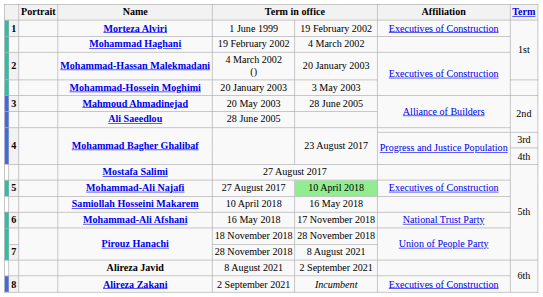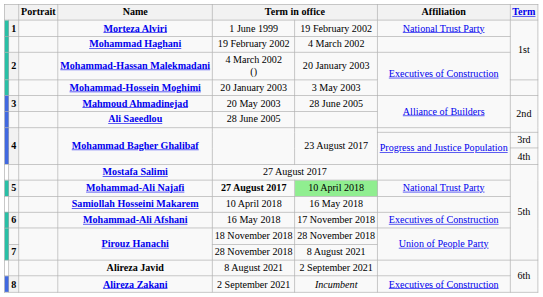(444, 28) Executives of Construction -> (444, 28) National Trust Party
(254, 188) normal -> (254, 188) bold
(444, 188) Executives of Construction -> (444, 188) National Trust Party
(444, 220) National Trust Party -> (444, 220) Executives of Construction
